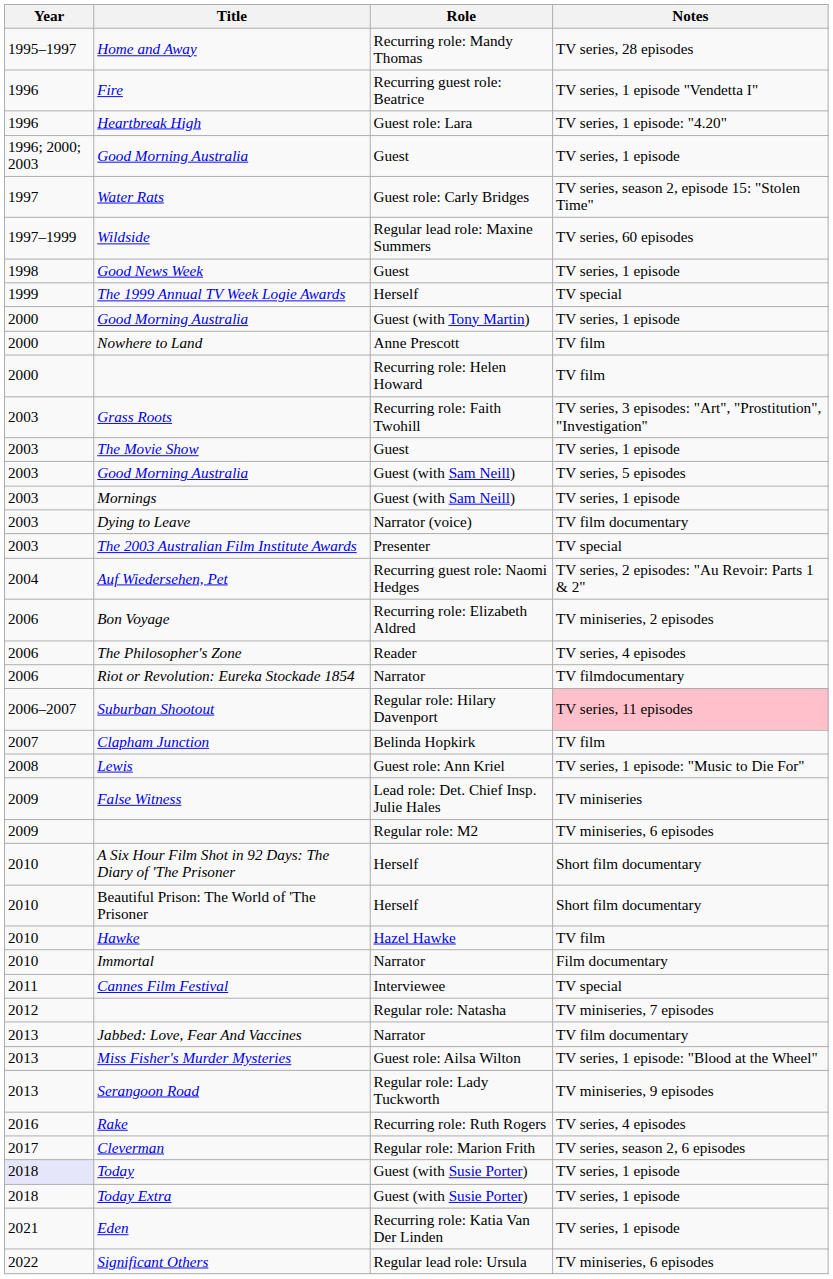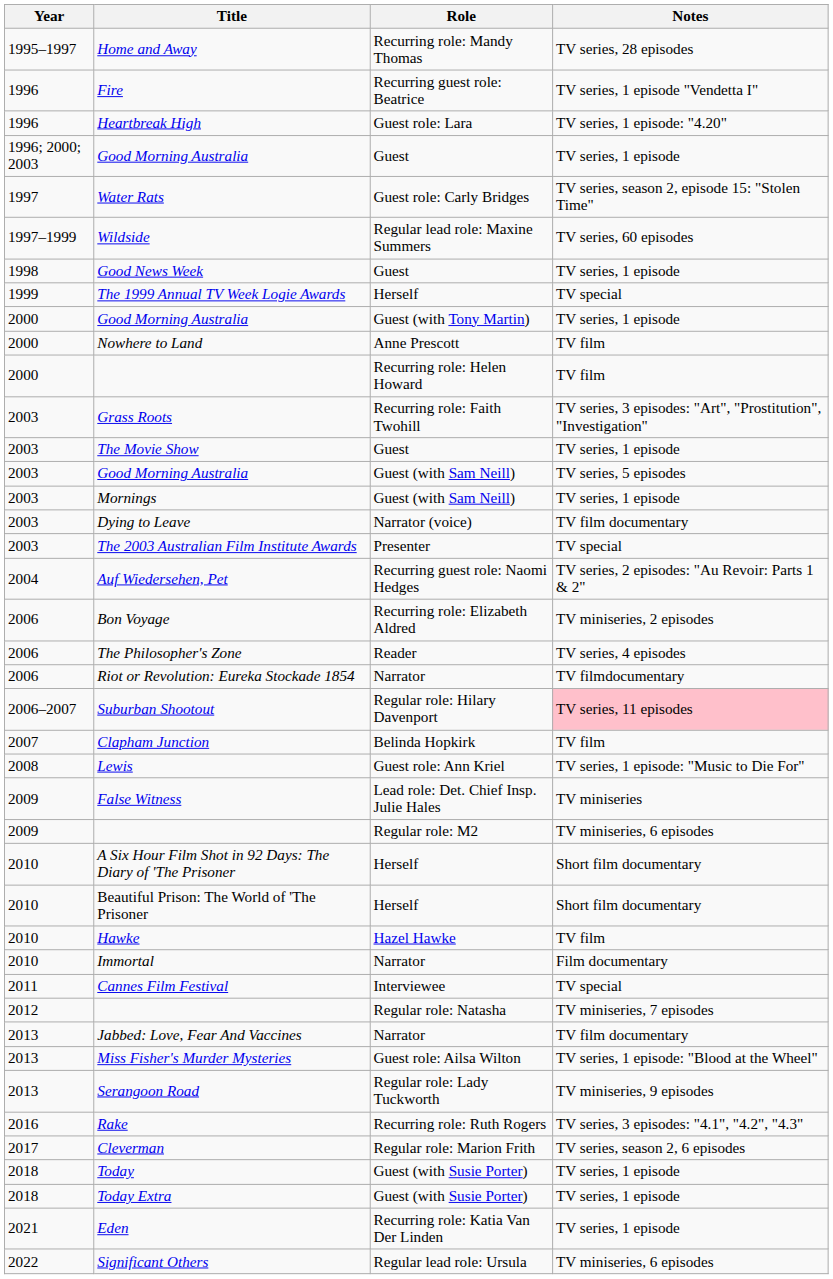(621, 1123) TV series, 4 episodes -> (680, 1123) TV series, 3 episodes: "4.1", "4.2", "4.3"
(23, 1171) lavender background -> (23, 1171) no background
